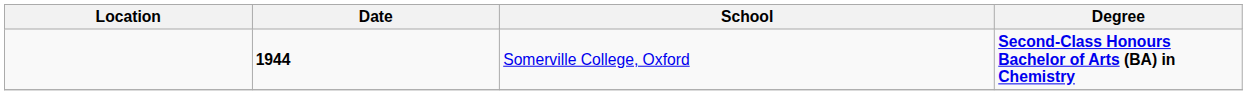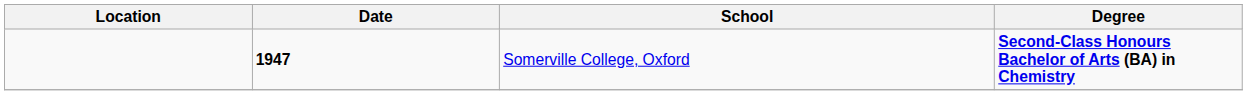(273, 59) 1944 -> (273, 59) 1947
